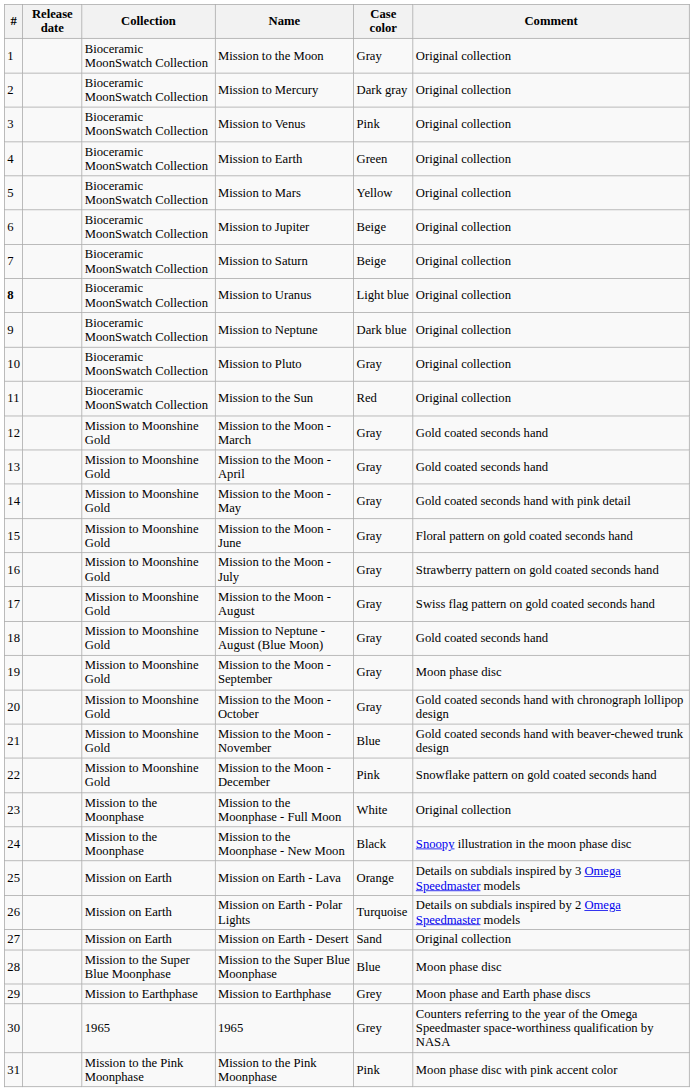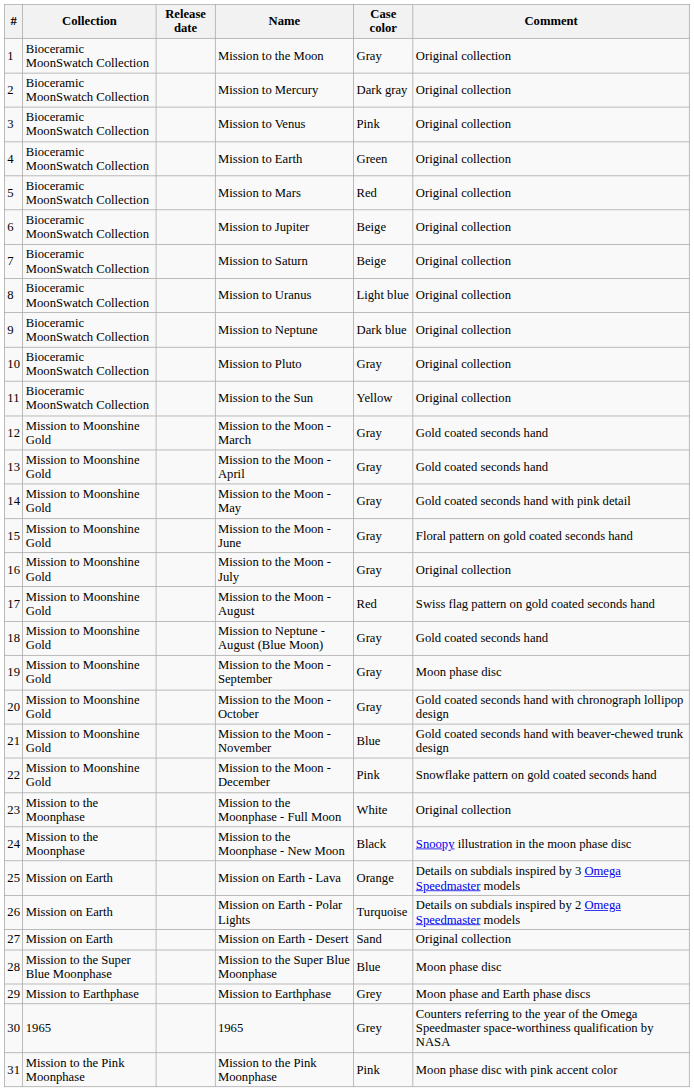columns swapped: (52, 21) <-> (148, 21)
(375, 192) Yellow -> (367, 192) Red
(10, 295) bold -> (10, 295) normal
(367, 398) Red -> (375, 398) Yellow
(537, 569) Strawberry pattern on gold coated seconds hand -> (463, 569) Original collection
(369, 604) Gray -> (367, 604) Red
